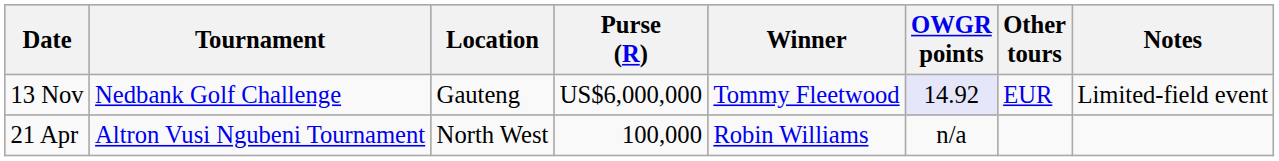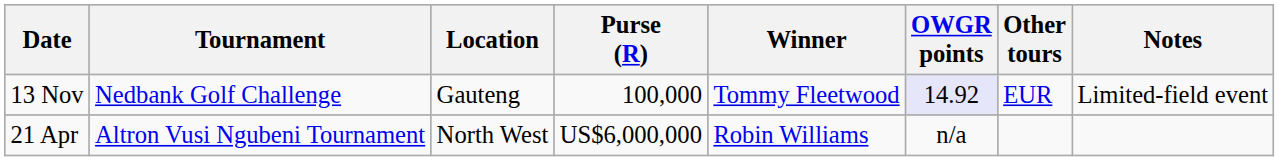(631, 94) US$6,000,000 -> (662, 94) 100,000
(662, 135) 100,000 -> (631, 135) US$6,000,000
